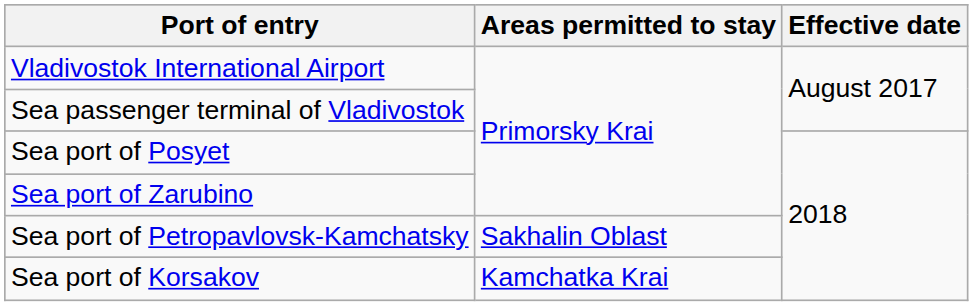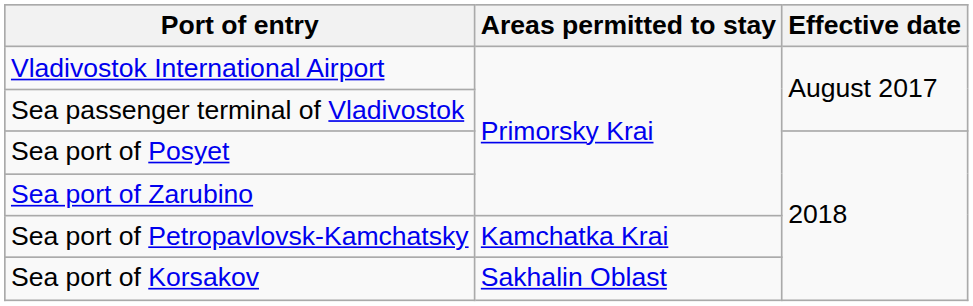(574, 236) Sakhalin Oblast -> (575, 236) Kamchatka Krai
(575, 278) Kamchatka Krai -> (574, 278) Sakhalin Oblast
